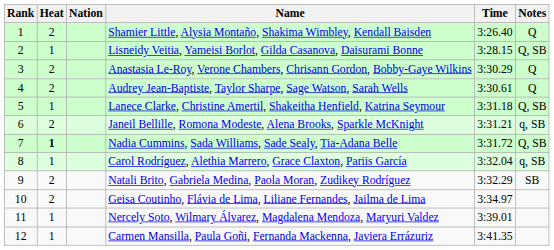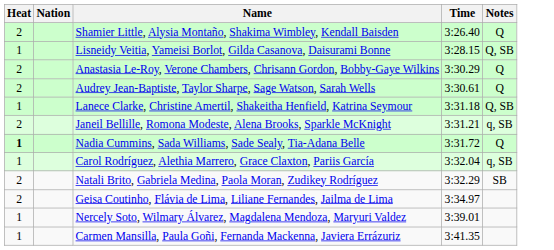- column: (21, 13)
(532, 143) Q, SB -> (500, 143) Q
